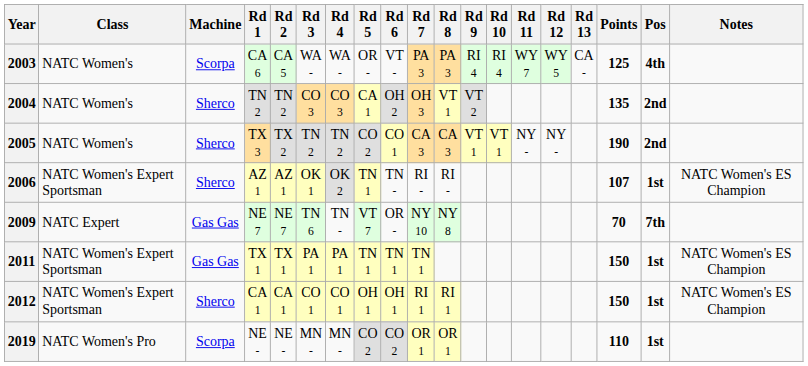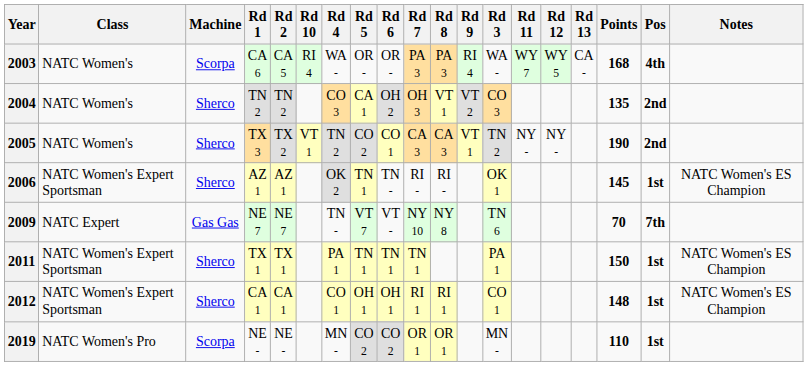columns swapped: (311, 24) <-> (499, 24)
(394, 64) VT - -> (391, 64) OR -
(619, 64) 125 -> (619, 64) 168
(619, 182) 107 -> (619, 182) 145
(394, 222) OR - -> (391, 222) VT -
(215, 262) Gas Gas -> (215, 262) Sherco
(619, 301) 150 -> (619, 301) 148
